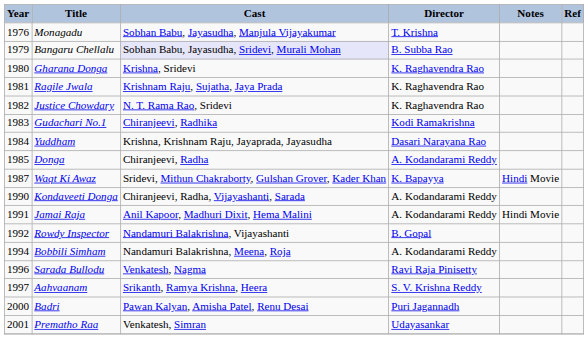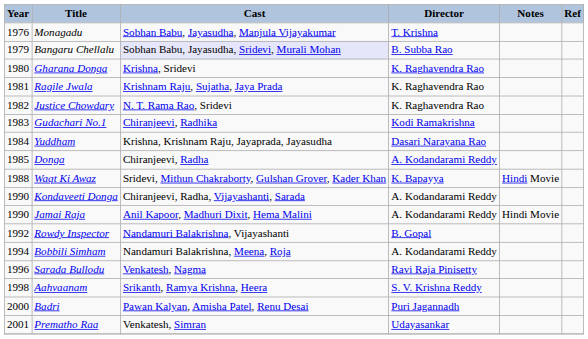(18, 178) 1987 -> (18, 178) 1988
(18, 215) 1991 -> (18, 215) 1990
(18, 288) 1997 -> (18, 288) 1998
